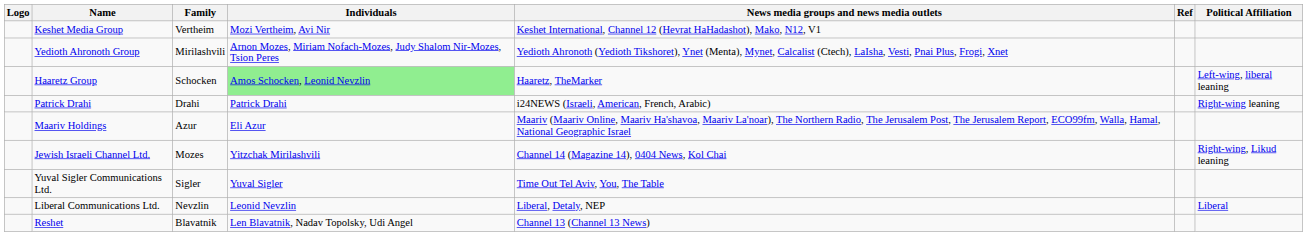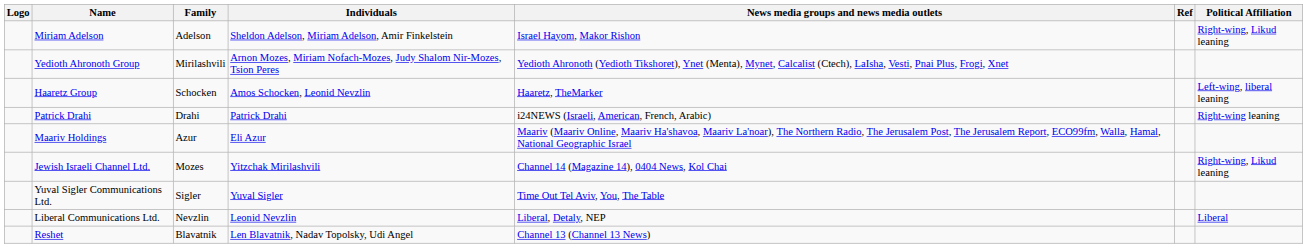- row: (79, 29)
+ row: (69, 35)
(300, 80) lightgreen background -> (300, 92) no background
